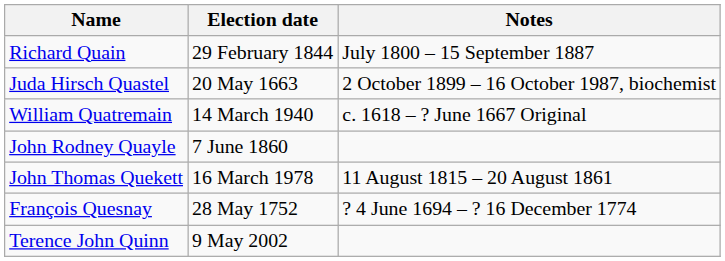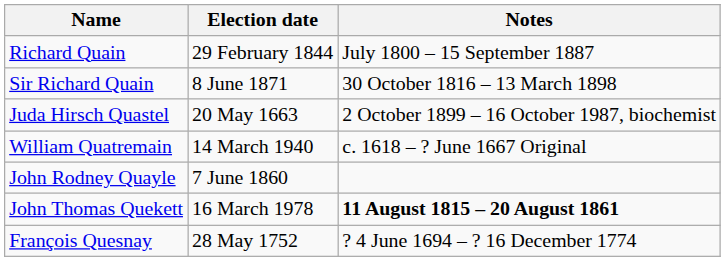+ row: (81, 83)
(478, 177) normal -> (481, 209) bold
- row: (89, 240)
